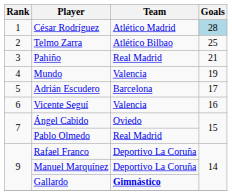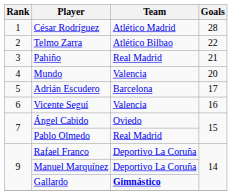(213, 27) lightblue background -> (213, 27) no background
(213, 43) 25 -> (213, 43) 22
(213, 74) 19 -> (213, 74) 20
